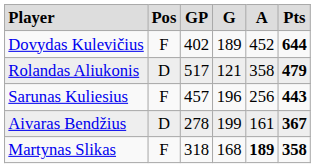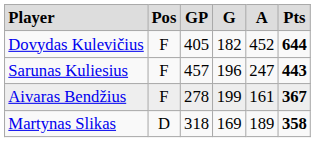(197, 44) 402 -> (197, 44) 405
(229, 44) 189 -> (229, 44) 182
- row: (74, 70)
(262, 96) 256 -> (262, 70) 247
(164, 123) D -> (164, 96) F
(164, 149) F -> (164, 123) D
(229, 149) 168 -> (229, 123) 169
(262, 149) bold -> (262, 123) normal
